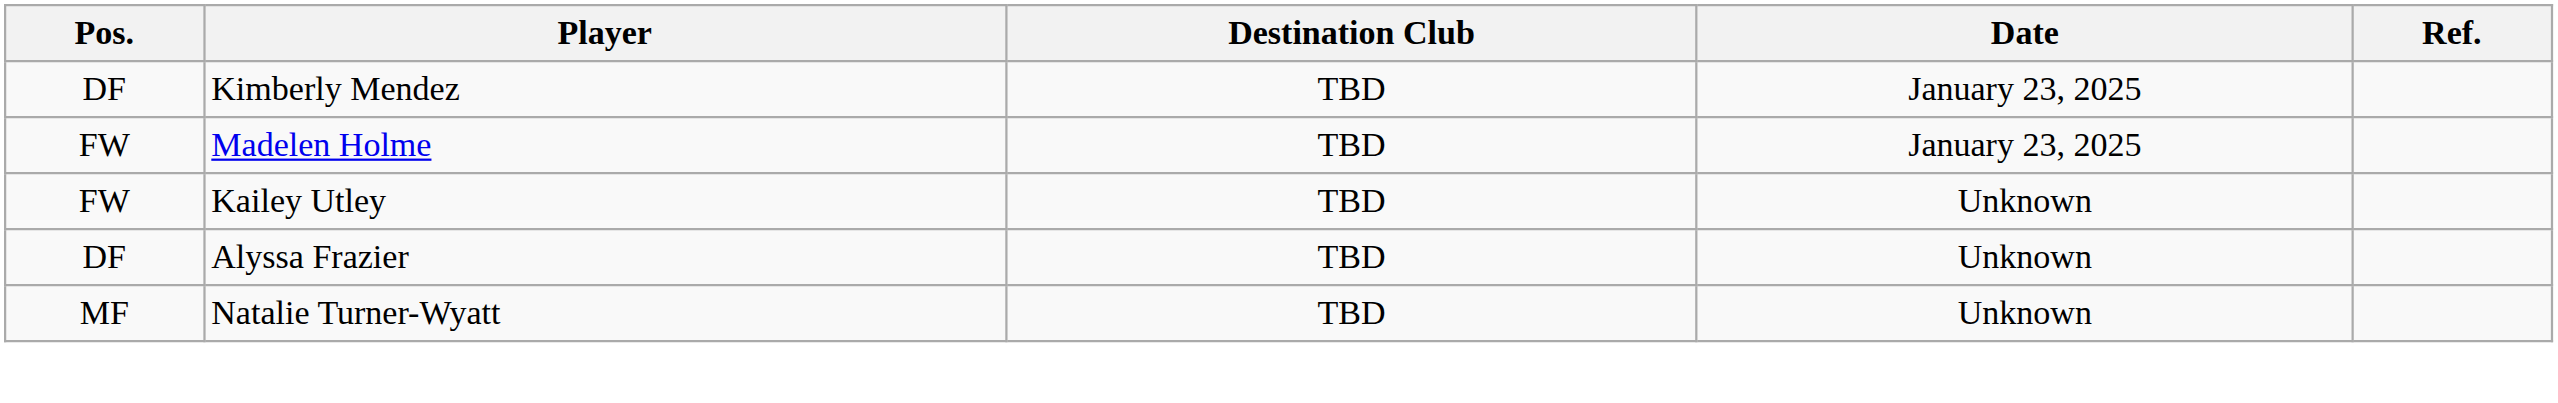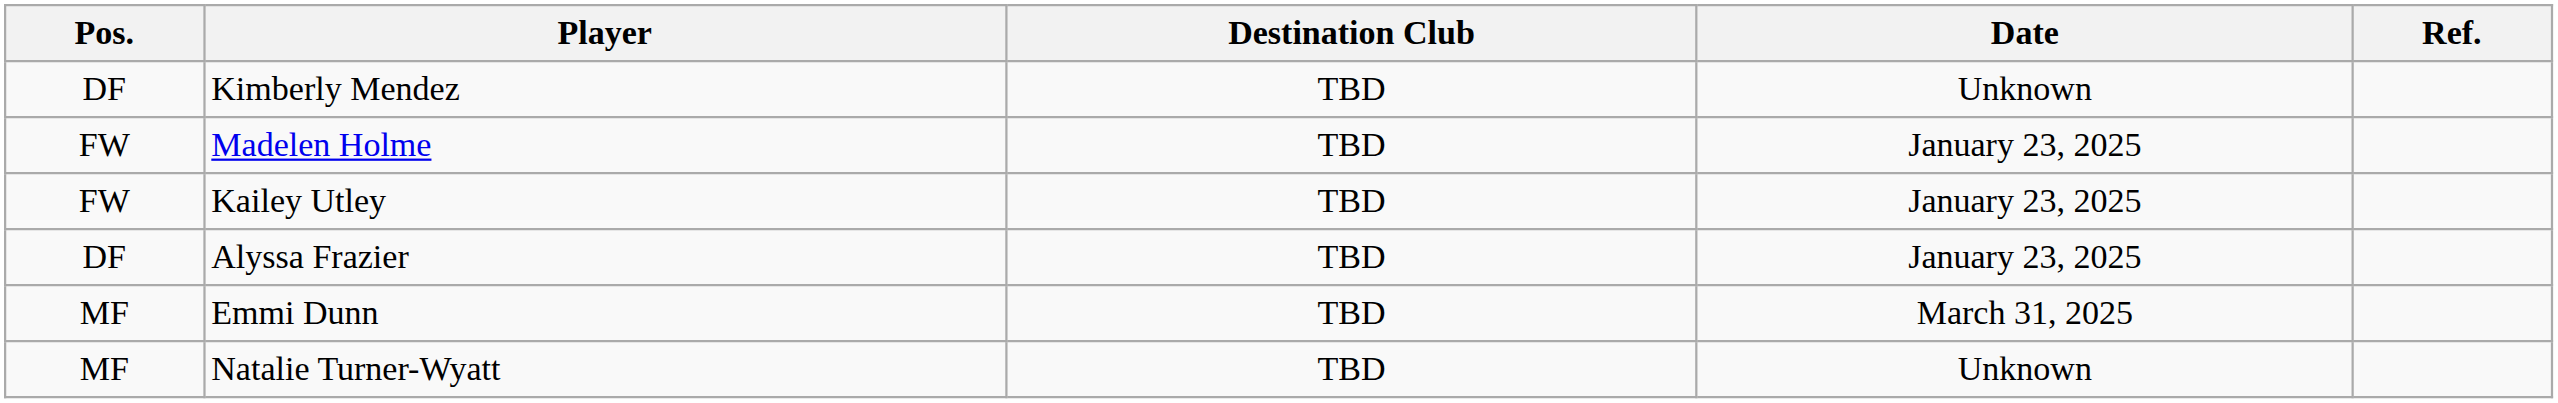(2025, 88) January 23, 2025 -> (2025, 88) Unknown
(2025, 201) Unknown -> (2025, 201) January 23, 2025
(2025, 257) Unknown -> (2025, 257) January 23, 2025
+ row: (295, 313)
